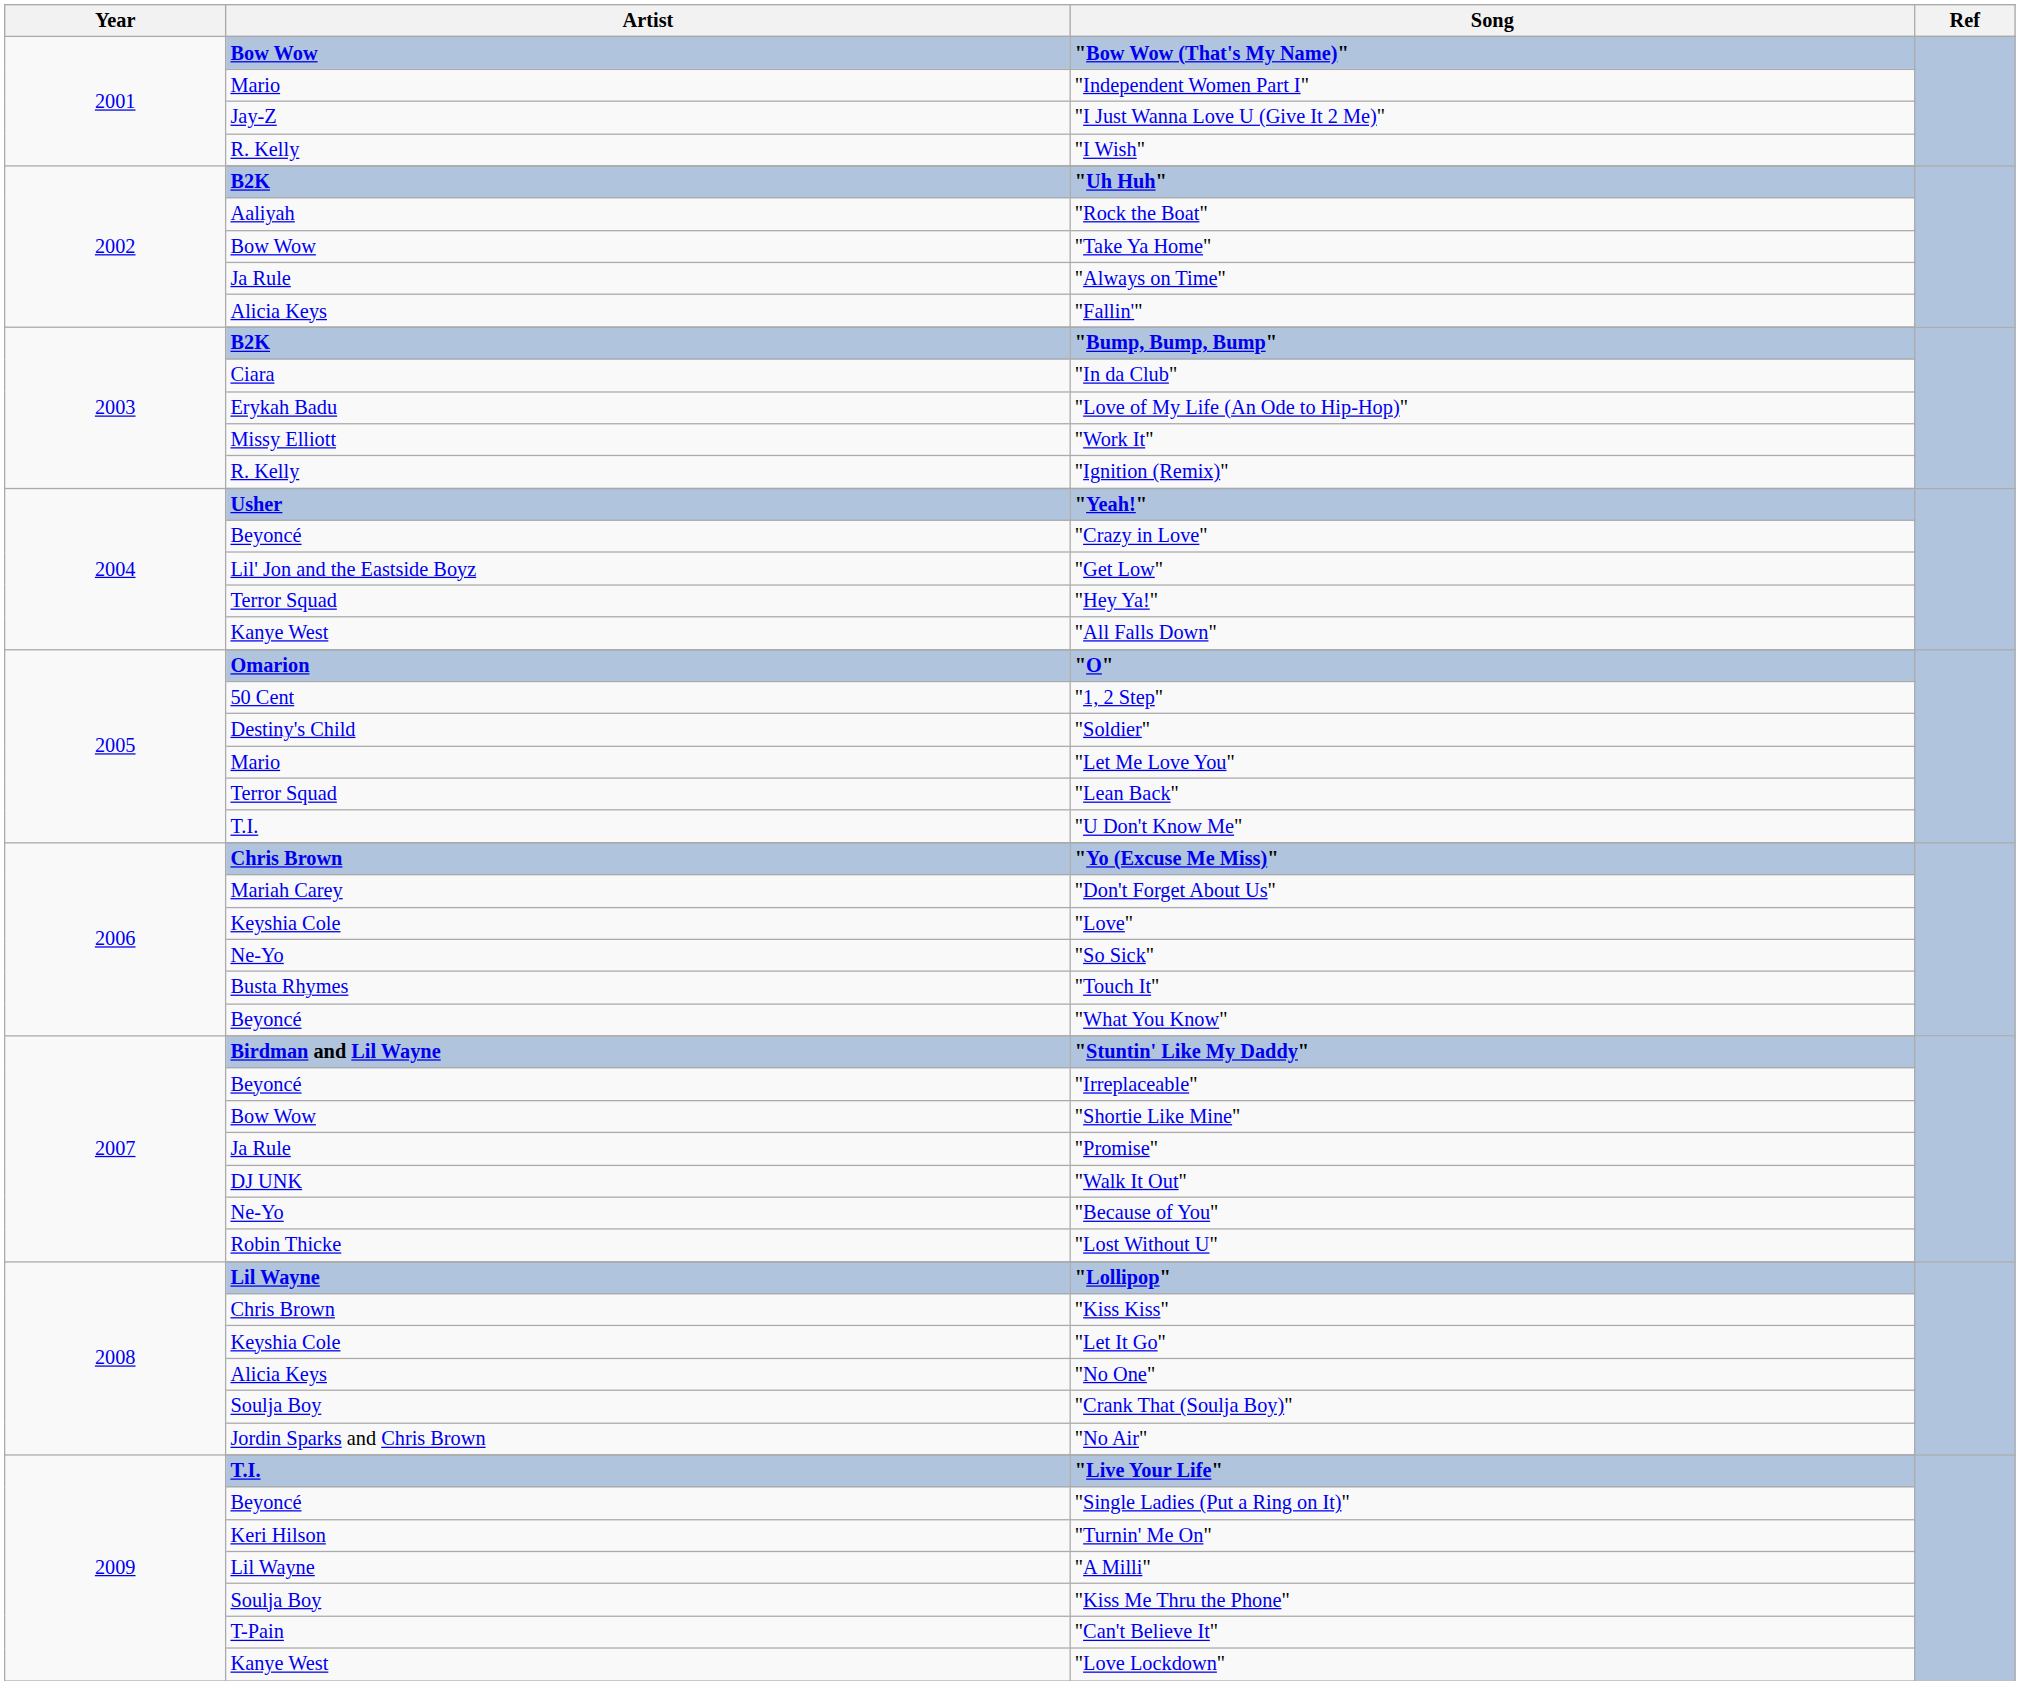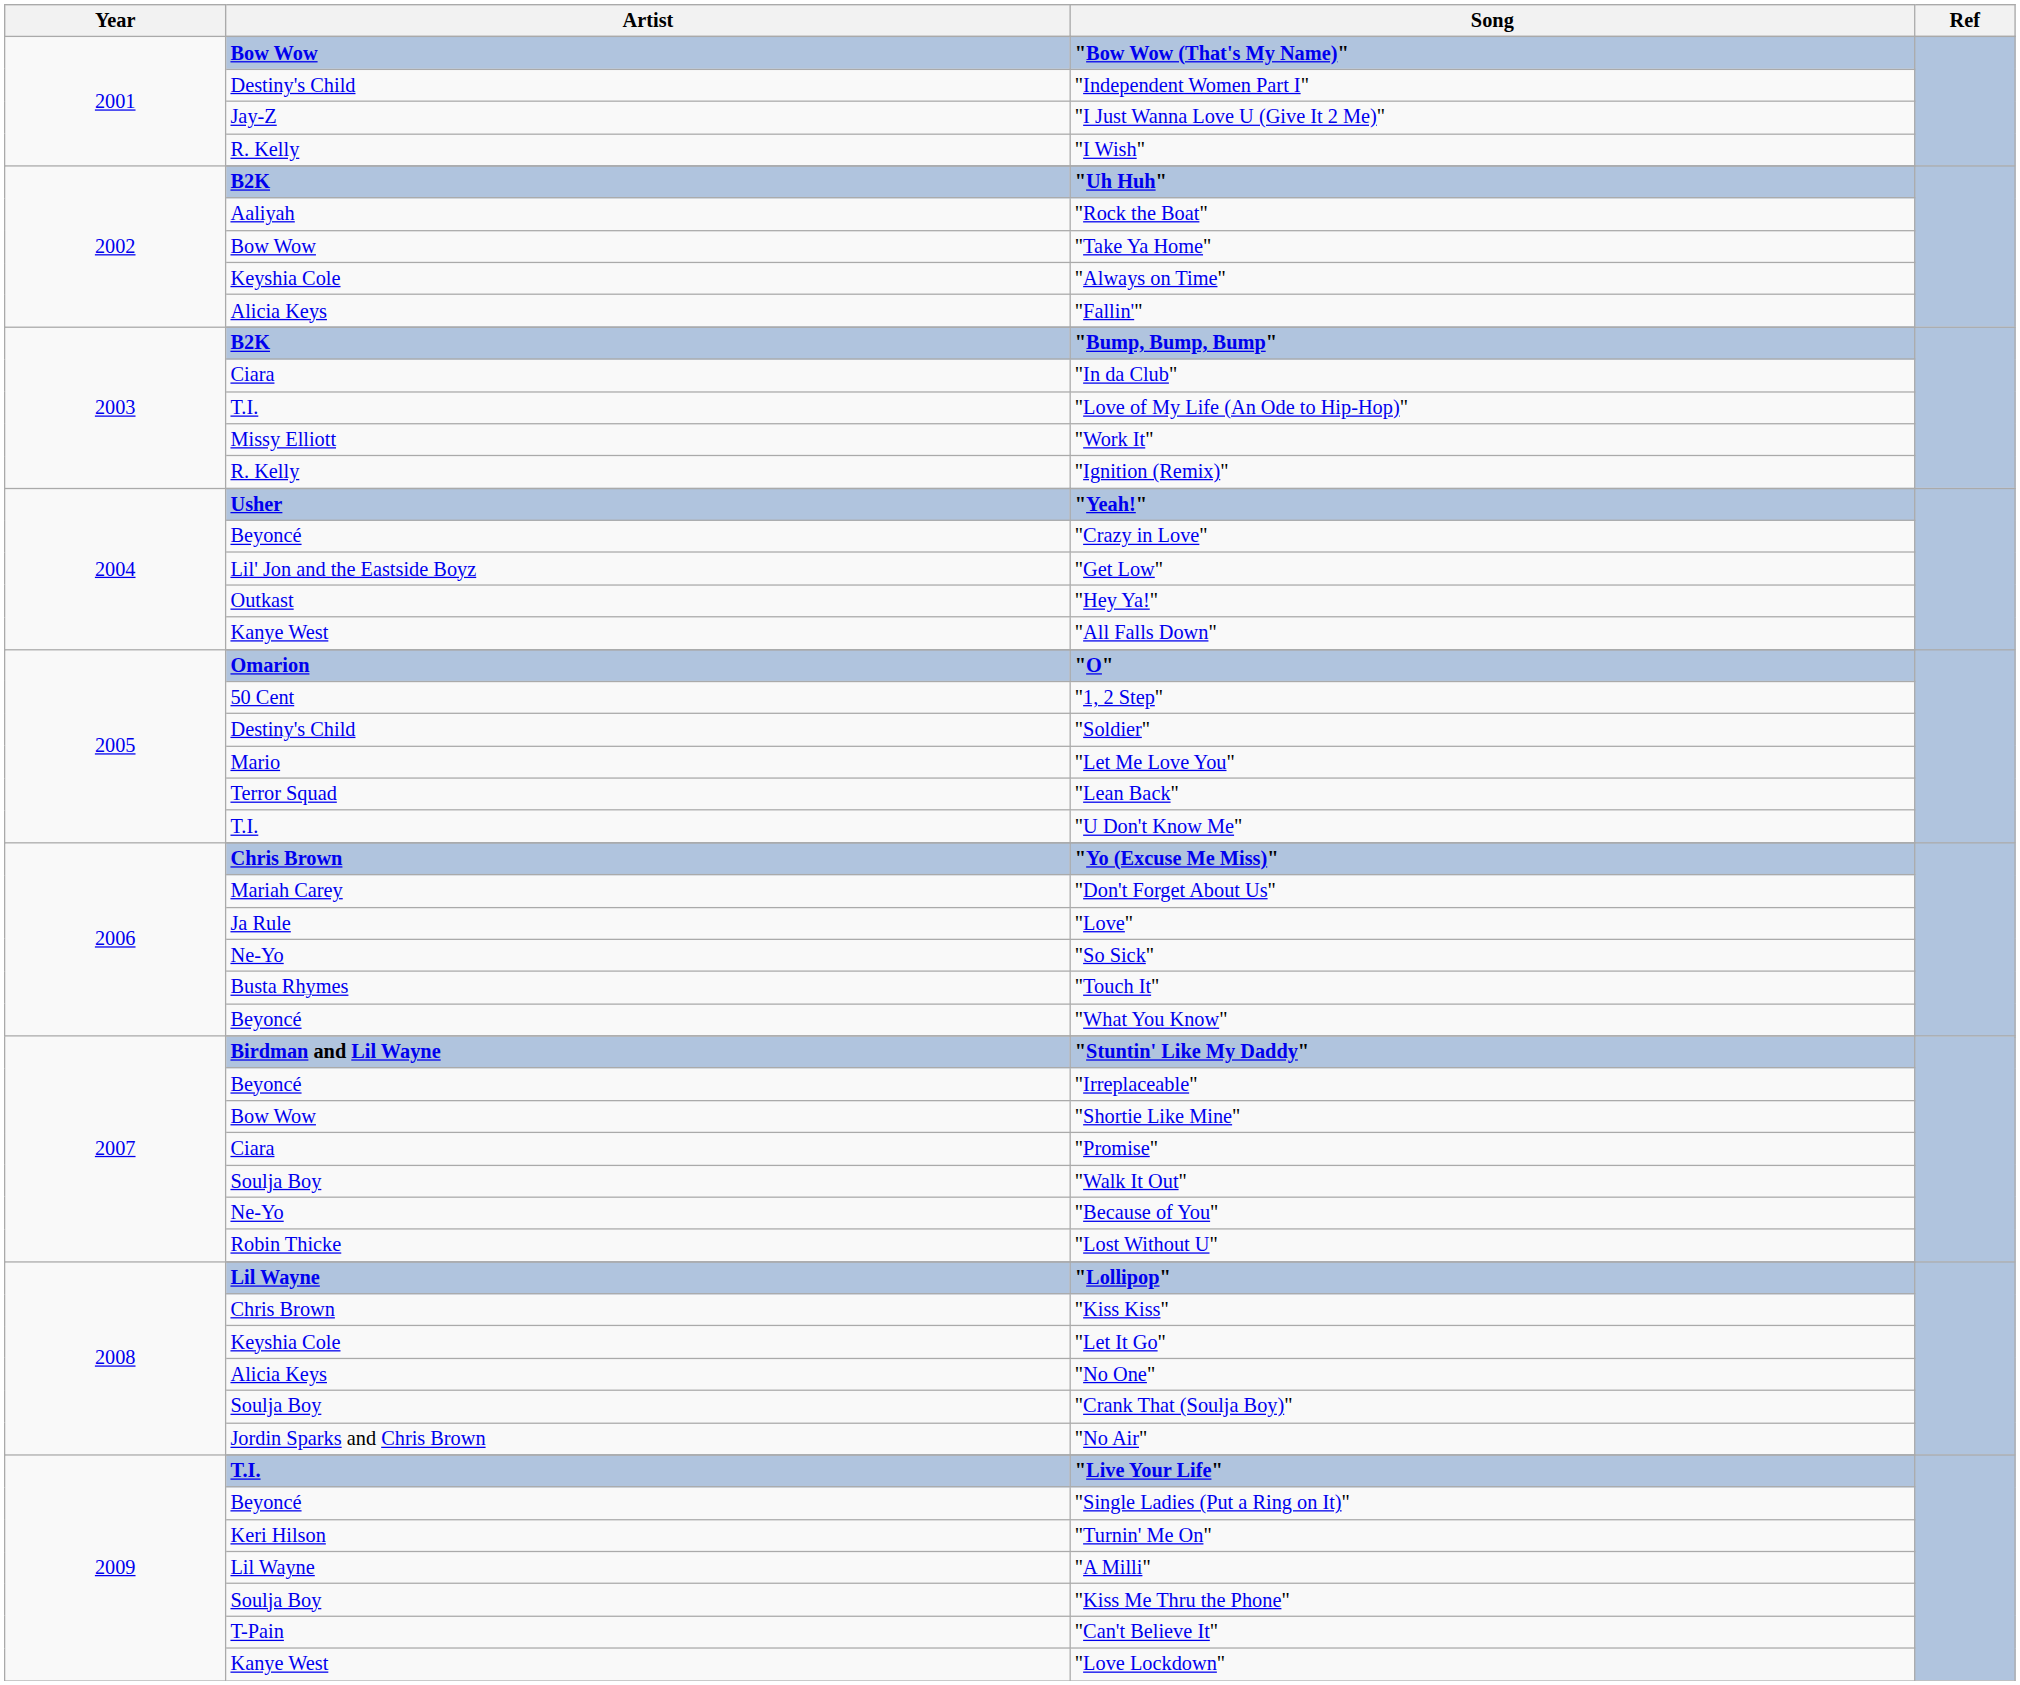(255, 85) Mario -> (293, 85) Destiny's Child
(261, 278) Ja Rule -> (285, 278) Keyshia Cole
(284, 407) Erykah Badu -> (244, 407) T.I.
(284, 600) Terror Squad -> (262, 600) Outkast
(285, 922) Keyshia Cole -> (261, 922) Ja Rule
(261, 1148) Ja Rule -> (252, 1148) Ciara
(266, 1180) DJ UNK -> (276, 1180) Soulja Boy
